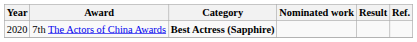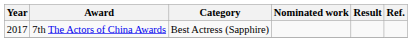(17, 29) 2020 -> (17, 29) 2017
(223, 29) bold -> (220, 29) normal
